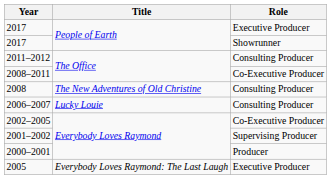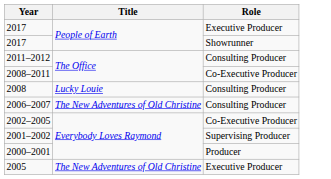(128, 89) The New Adventures of Old Christine -> (79, 89) Lucky Louie
(79, 105) Lucky Louie -> (128, 105) The New Adventures of Old Christine
(142, 167) Everybody Loves Raymond: The Last Laugh -> (128, 167) The New Adventures of Old Christine
